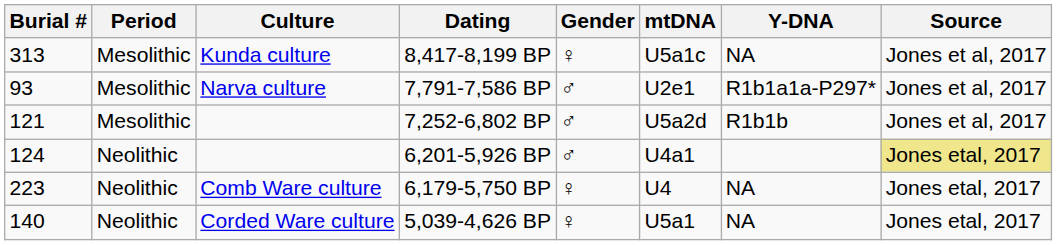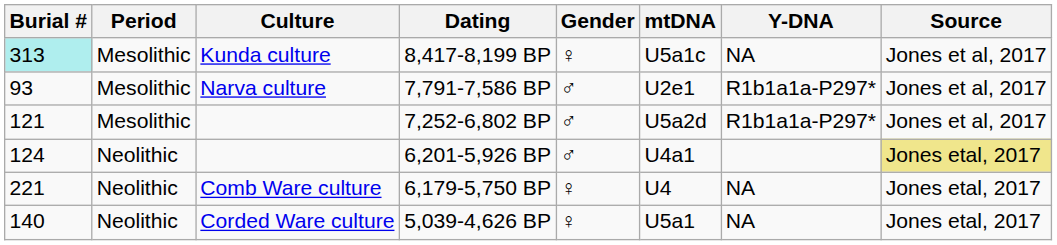(27, 54) no background -> (27, 54) paleturquoise background
(757, 121) R1b1b -> (801, 121) R1b1a1a-P297*
(27, 188) 223 -> (27, 188) 221
